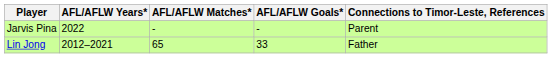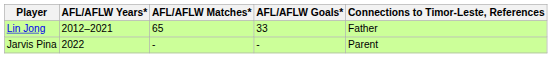rows swapped: (32, 28) <-> (26, 45)
